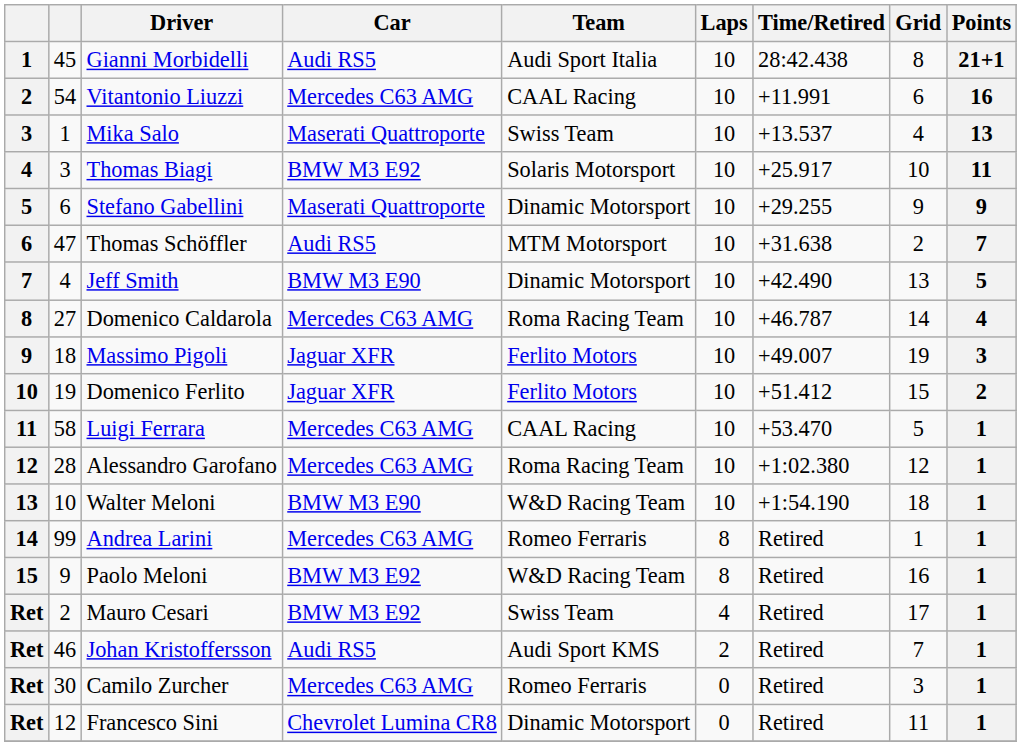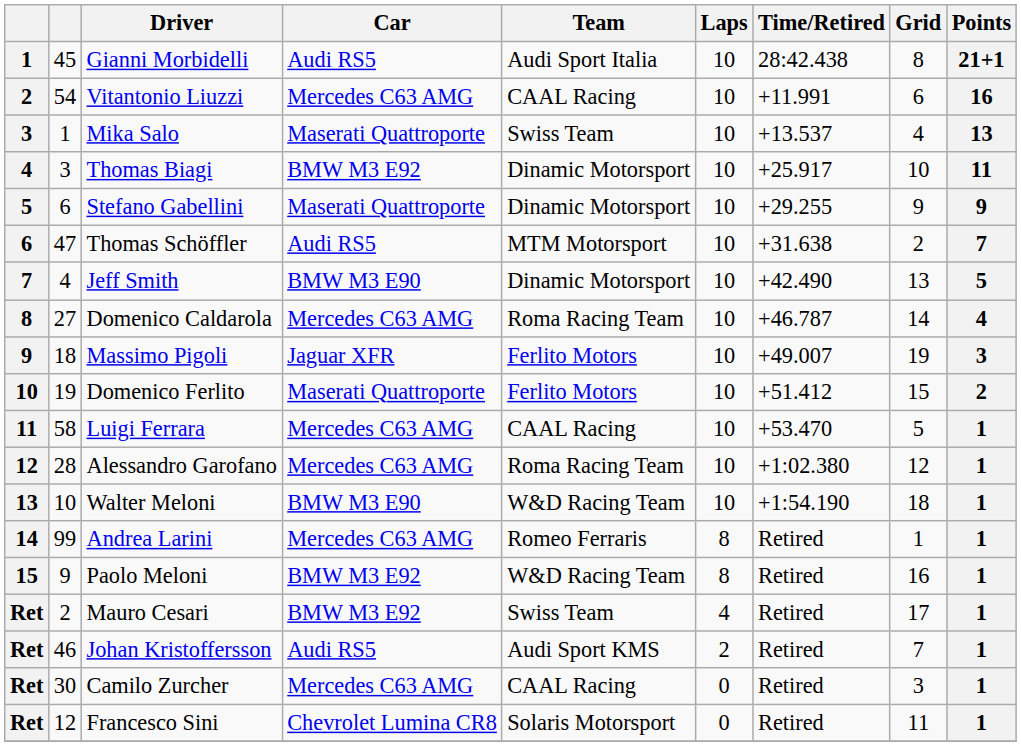(591, 170) Solaris Motorsport -> (599, 170) Dinamic Motorsport
(341, 391) Jaguar XFR -> (386, 391) Maserati Quattroporte
(577, 686) Romeo Ferraris -> (572, 686) CAAL Racing
(599, 723) Dinamic Motorsport -> (591, 723) Solaris Motorsport
